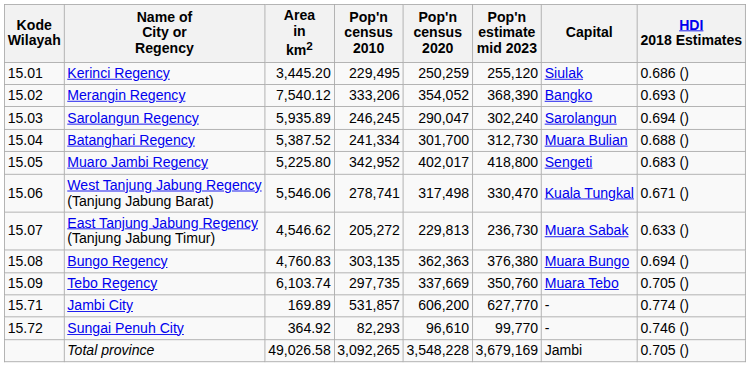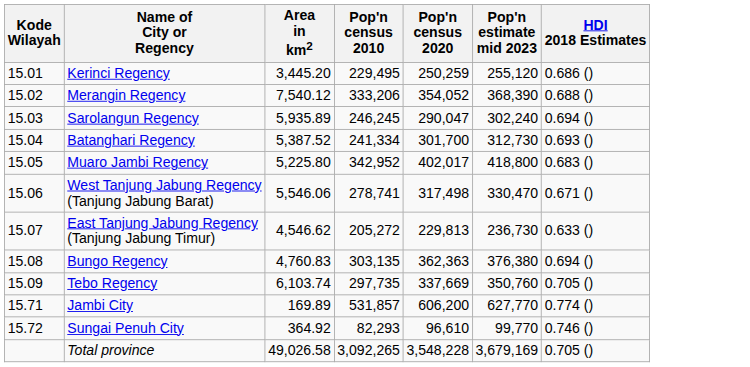- column: (589, 33)
(665, 95) 0.693 () -> (569, 95) 0.688 ()
(665, 140) 0.688 () -> (569, 140) 0.693 ()
